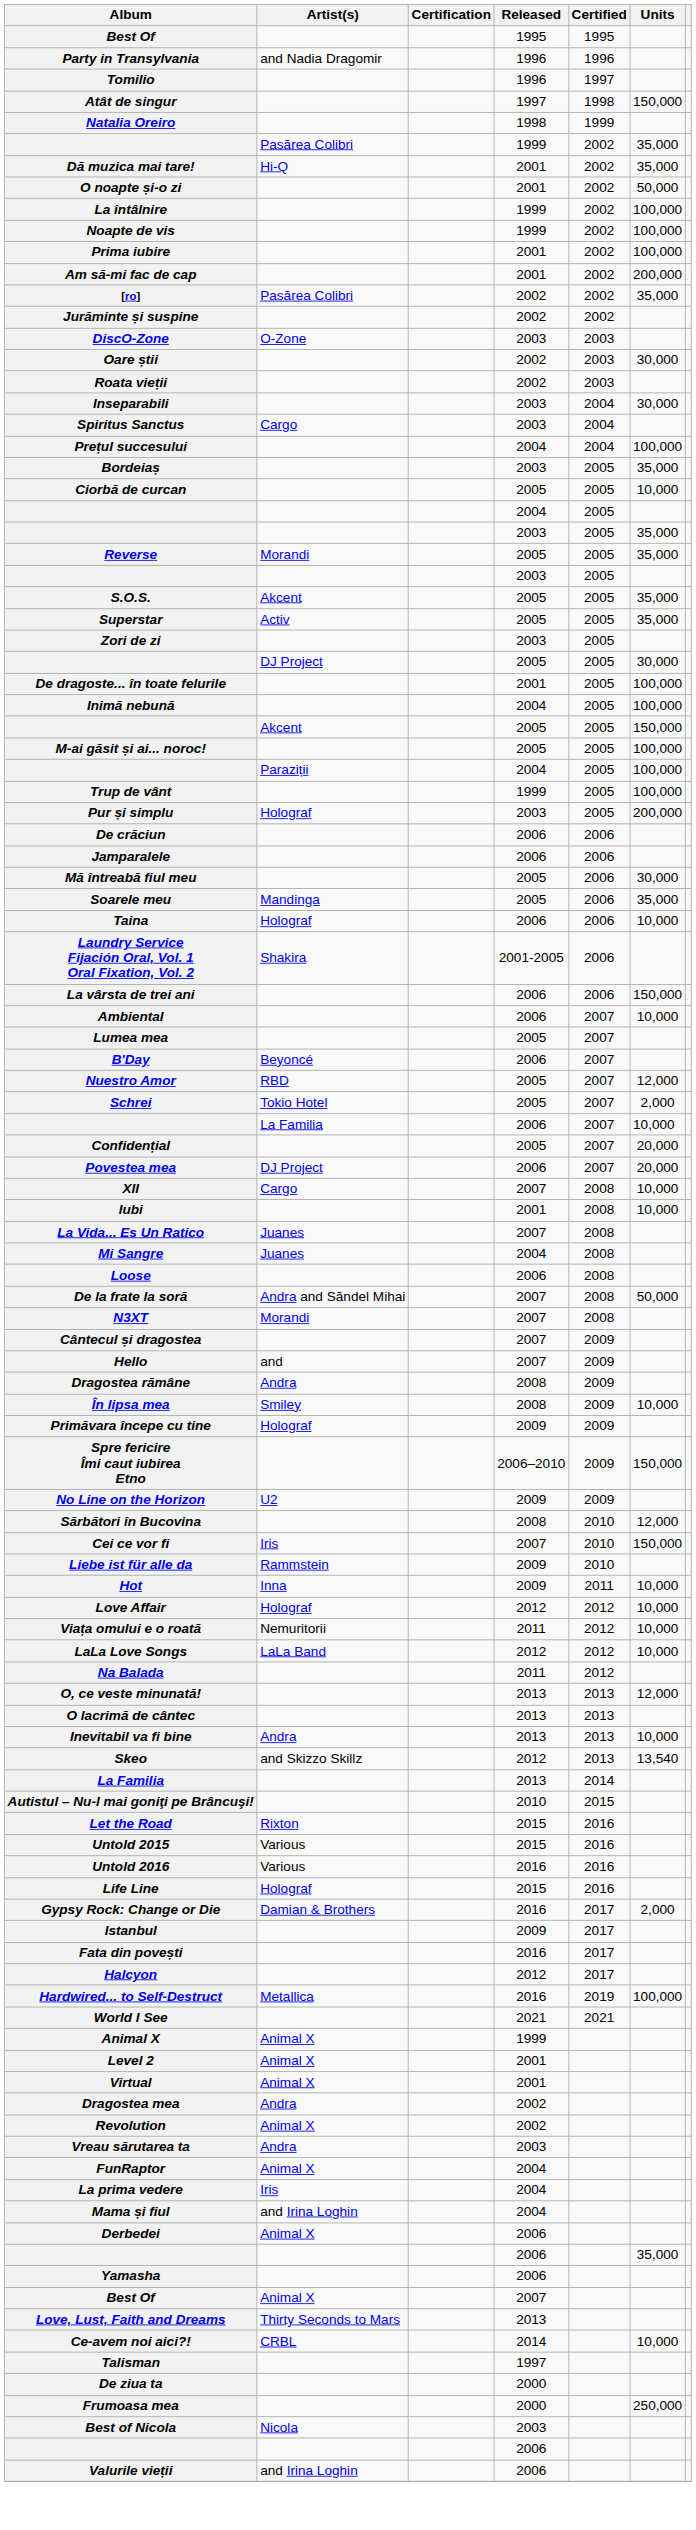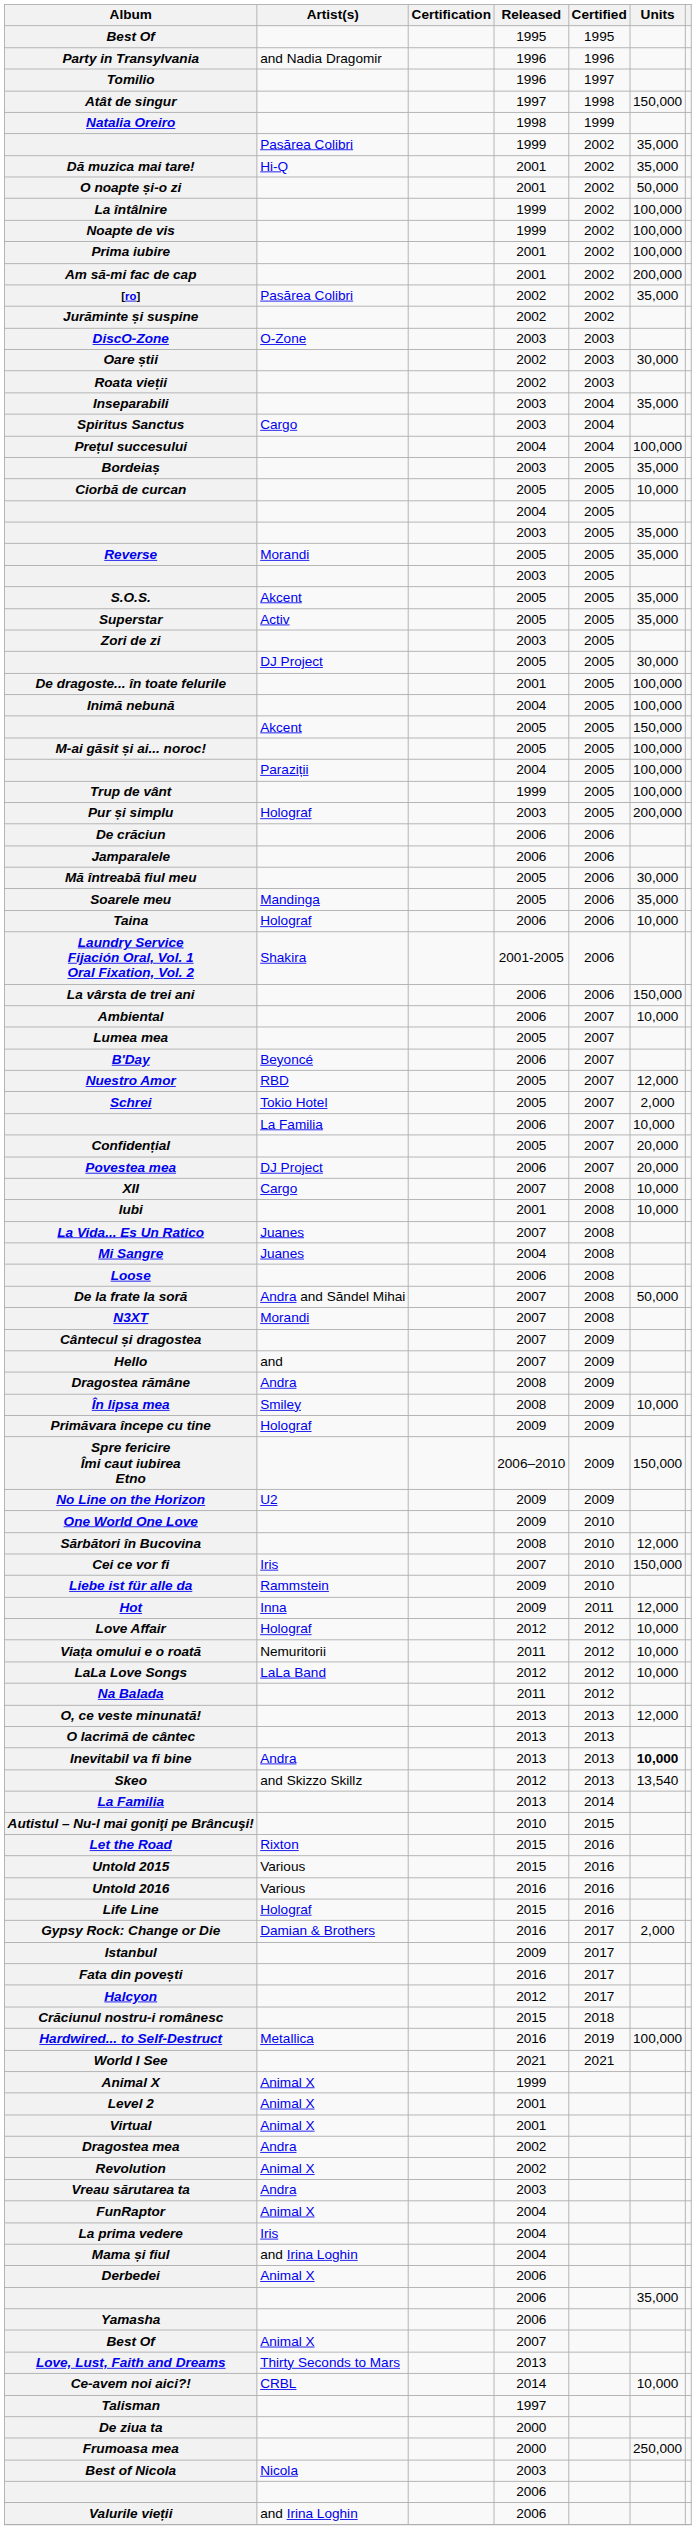(658, 403) 30,000 -> (658, 403) 35,000
+ row: (131, 1521)
(658, 1586) 10,000 -> (658, 1607) 12,000
(658, 1737) normal -> (658, 1758) bold
+ row: (131, 2017)
